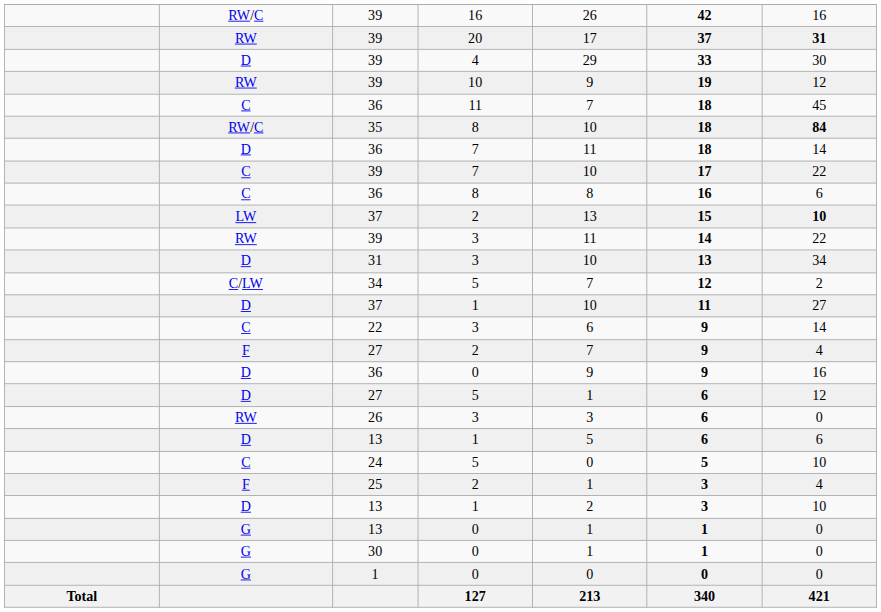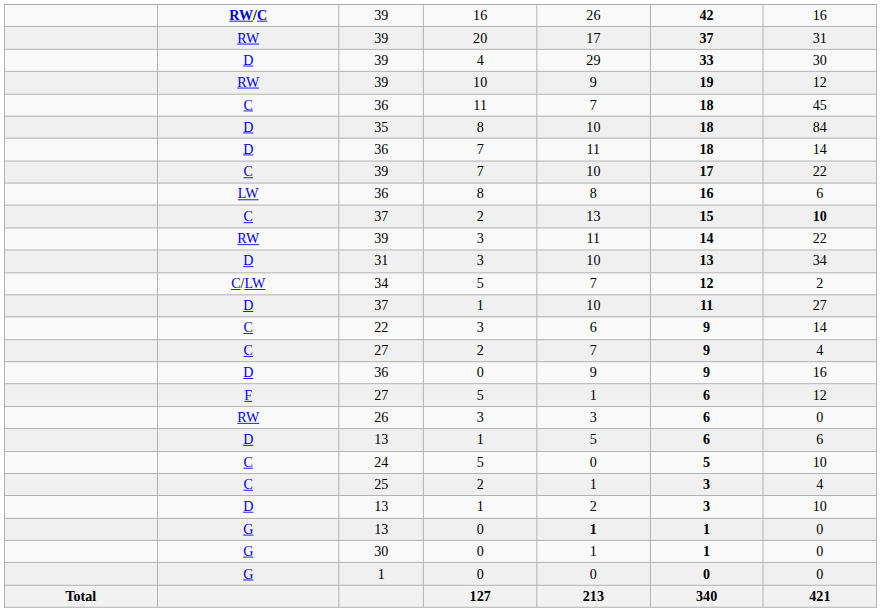(246, 15) normal -> (248, 15) bold
(819, 37) bold -> (820, 37) normal
(246, 127) RW/C -> (248, 127) D
(819, 127) bold -> (820, 127) normal
(246, 194) C -> (248, 194) LW
(246, 216) LW -> (248, 216) C
(246, 350) F -> (248, 350) C
(246, 395) D -> (248, 395) F
(246, 484) F -> (248, 484) C
(590, 529) normal -> (593, 529) bold
